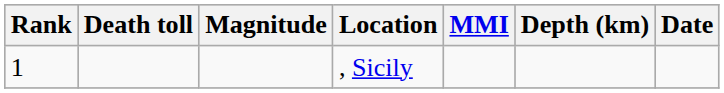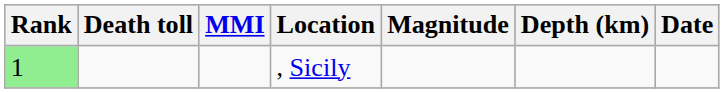columns swapped: (266, 25) <-> (479, 25)
(17, 66) no background -> (17, 66) lightgreen background
